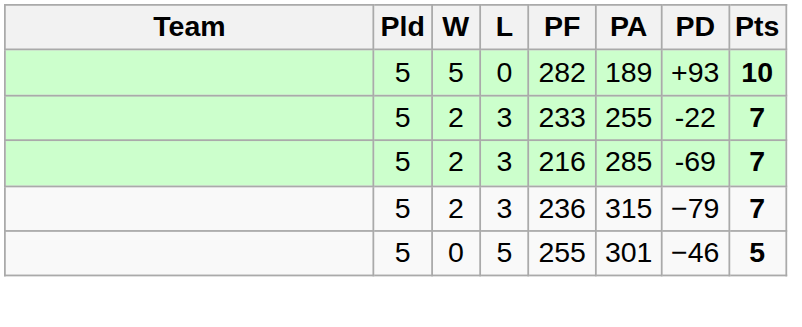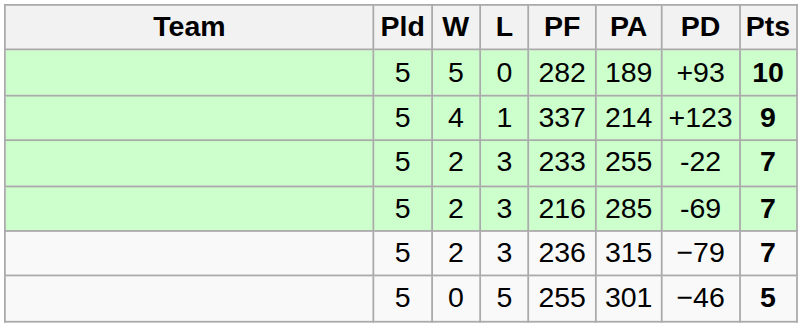+ row: (456, 117)
